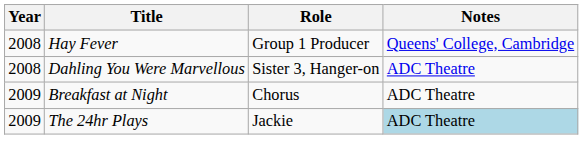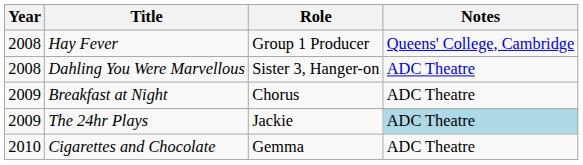+ row: (132, 146)
